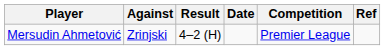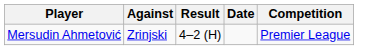- column: (366, 14)
